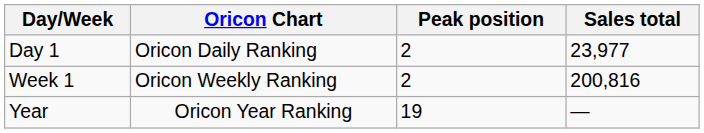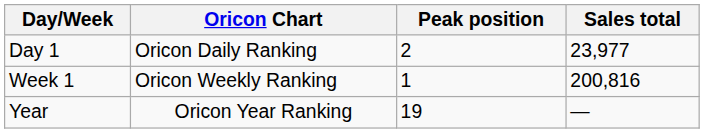(406, 81) 2 -> (406, 81) 1
